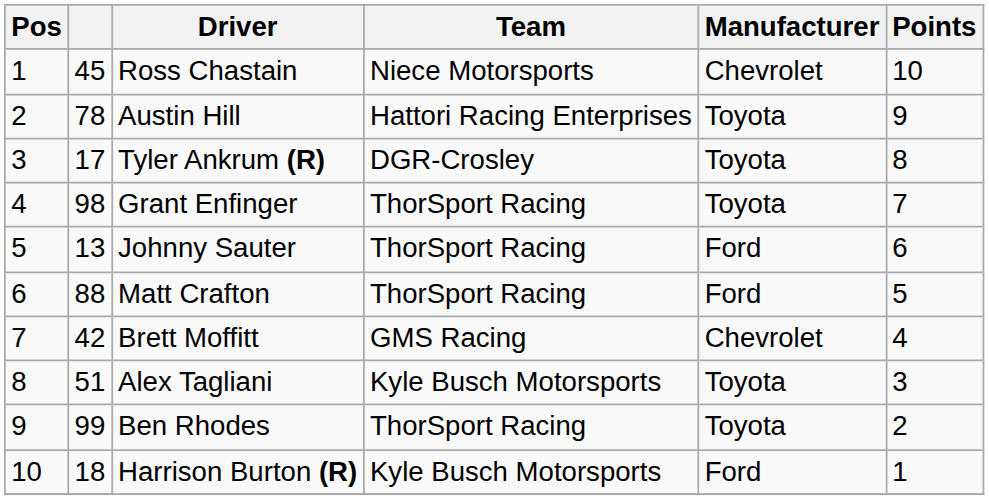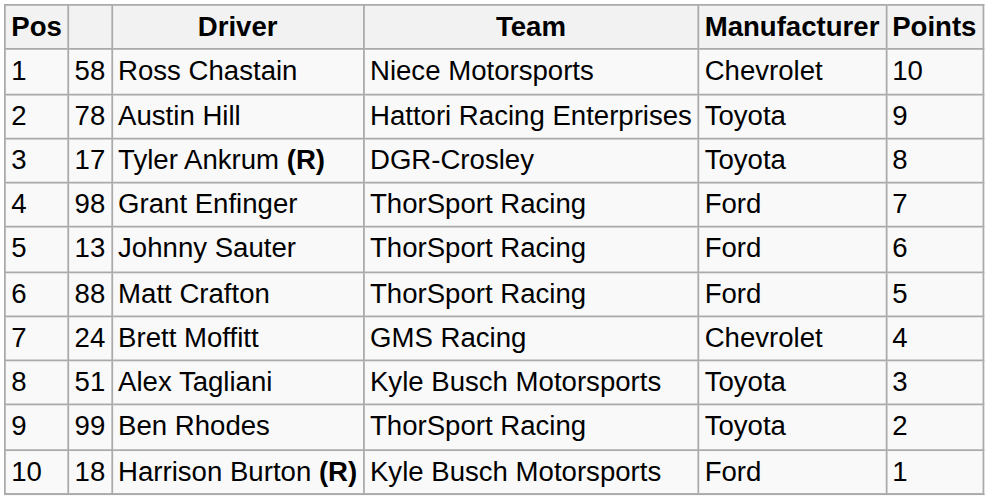(90, 70) 45 -> (90, 70) 58
(745, 204) Toyota -> (733, 204) Ford
(90, 337) 42 -> (90, 337) 24
